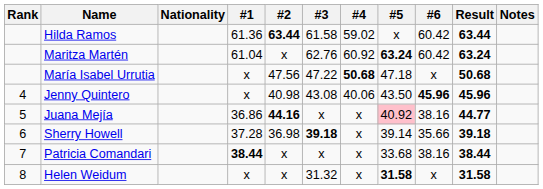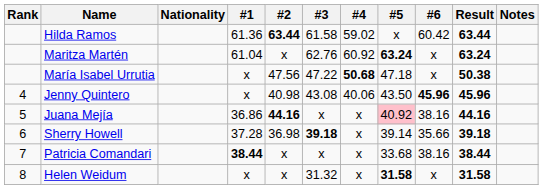(434, 55) 60.42 -> (434, 55) x
(475, 75) 50.68 -> (475, 75) 50.38
(475, 114) 44.77 -> (475, 114) 44.16
